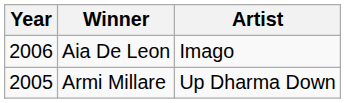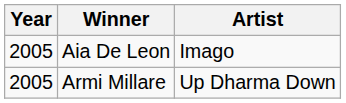(31, 51) 2006 -> (31, 51) 2005
